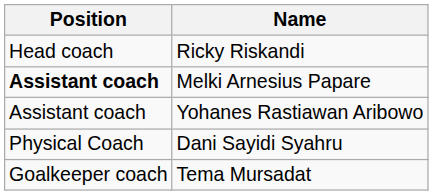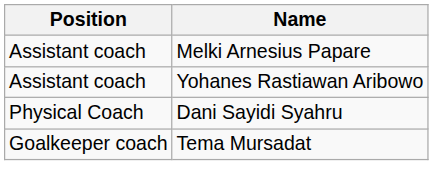- row: (241, 50)
(84, 81) bold -> (77, 50) normal
